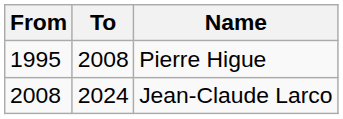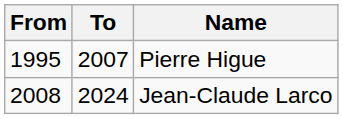(103, 58) 2008 -> (103, 58) 2007
